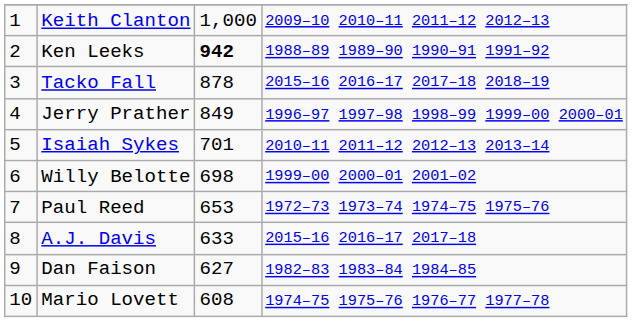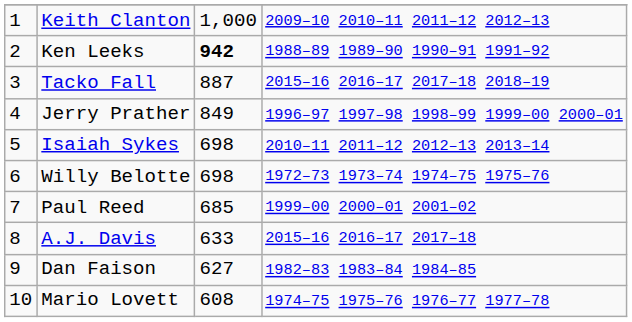(217, 83) 878 -> (217, 83) 887
(217, 145) 701 -> (217, 145) 698
(371, 176) 1999–00 2000–01 2001–02 -> (407, 176) 1972–73 1973–74 1974–75 1975–76
(217, 207) 653 -> (217, 207) 685
(407, 207) 1972–73 1973–74 1974–75 1975–76 -> (371, 207) 1999–00 2000–01 2001–02
